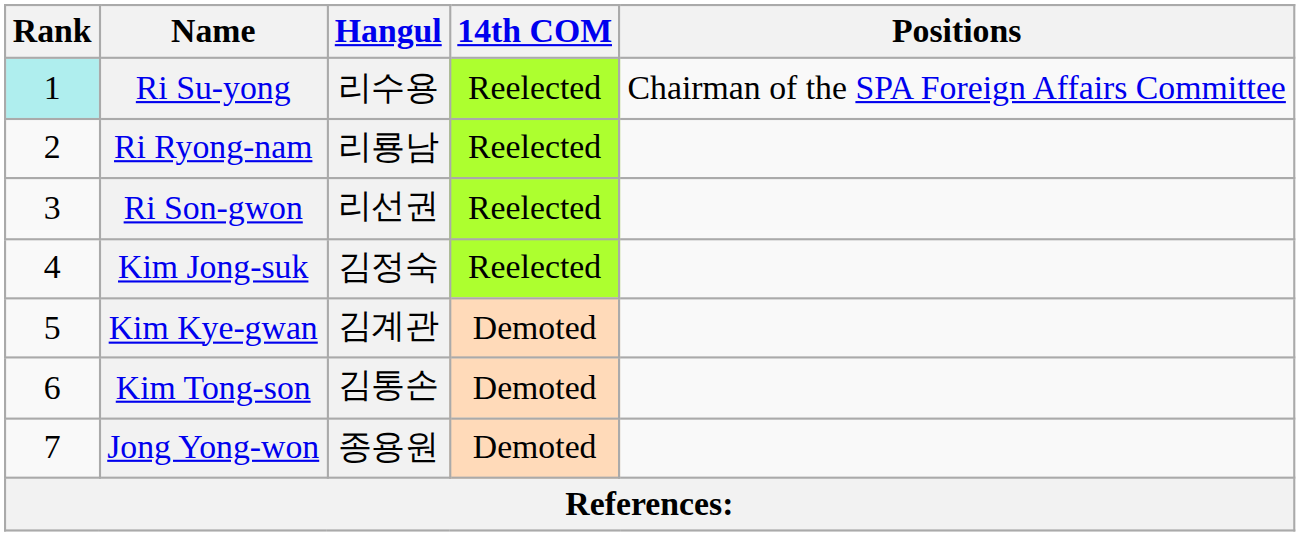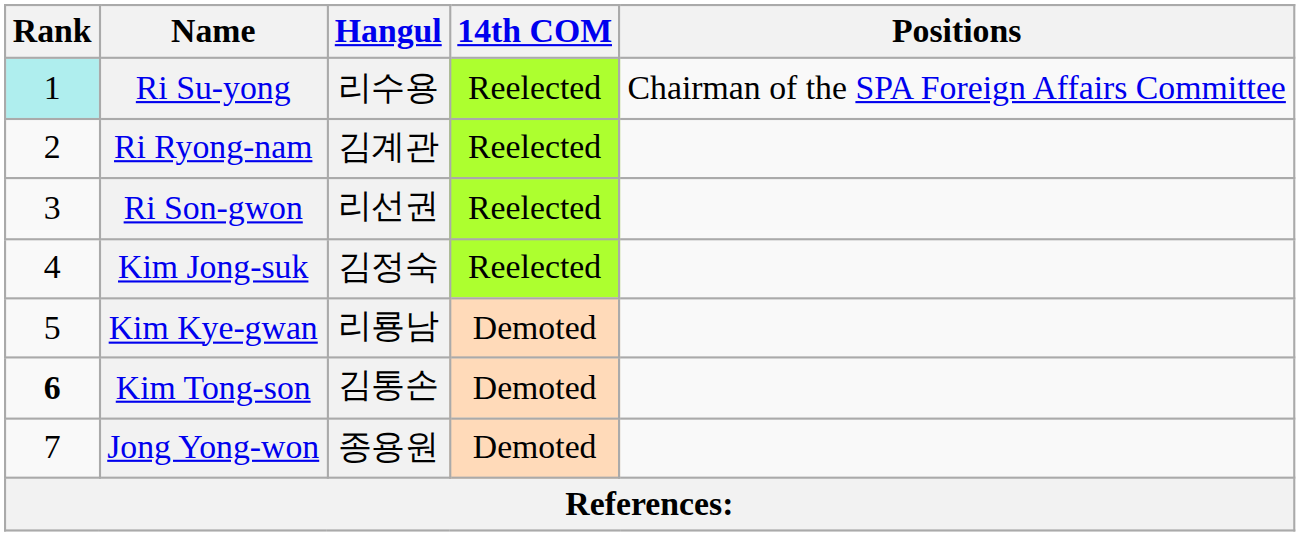(388, 146) 리룡남 -> (388, 146) 김계관
(388, 326) 김계관 -> (388, 326) 리룡남
(52, 387) normal -> (52, 387) bold
